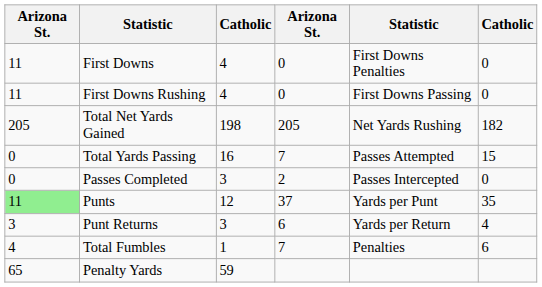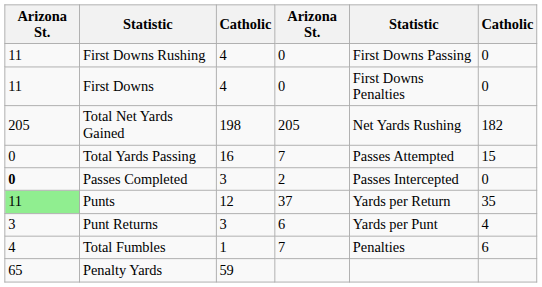rows swapped: (118, 63) <-> (144, 94)
(12, 179) normal -> (12, 179) bold
(395, 201) Yards per Punt -> (402, 201) Yards per Return
(402, 224) Yards per Return -> (395, 224) Yards per Punt
